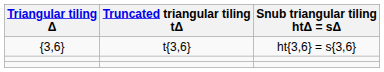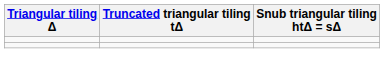- row: (52, 46)
